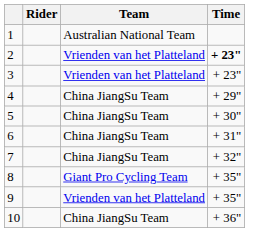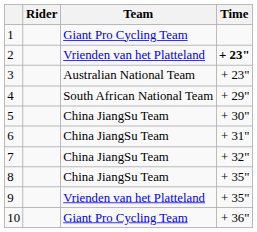(129, 34) Australian National Team -> (125, 34) Giant Pro Cycling Team
(134, 75) Vrienden van het Platteland -> (129, 75) Australian National Team
(116, 95) China JiangSu Team -> (138, 95) South African National Team
(125, 177) Giant Pro Cycling Team -> (116, 177) China JiangSu Team
(116, 217) China JiangSu Team -> (125, 217) Giant Pro Cycling Team
